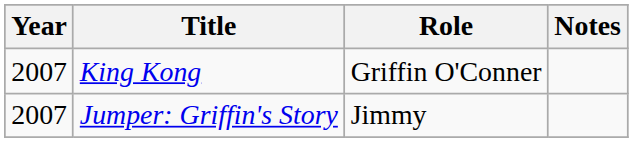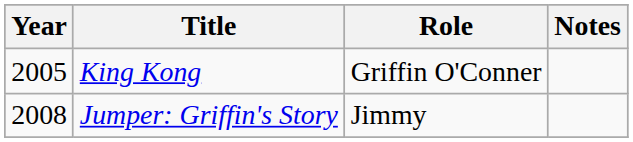(39, 70) 2007 -> (39, 70) 2005
(39, 114) 2007 -> (39, 114) 2008
